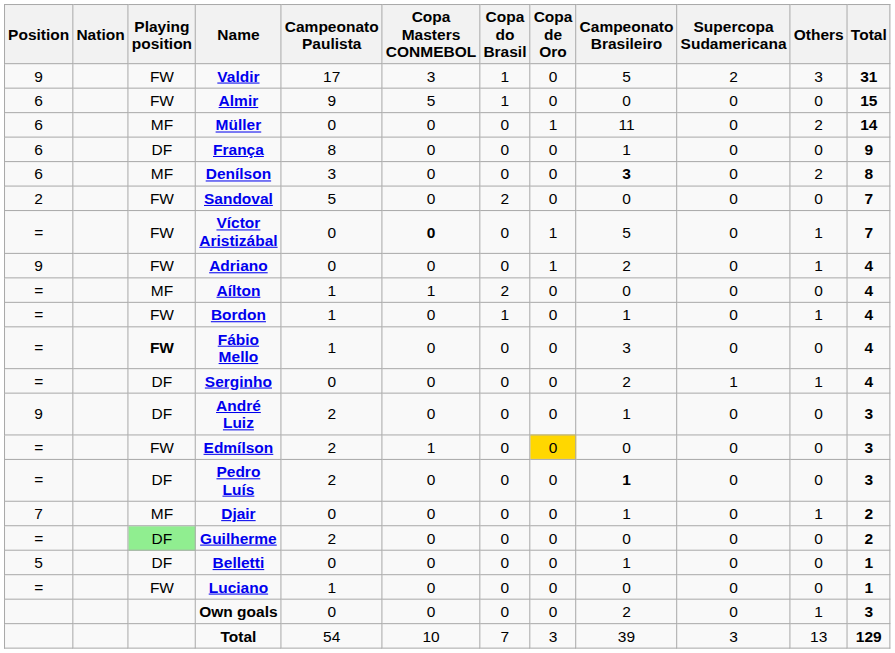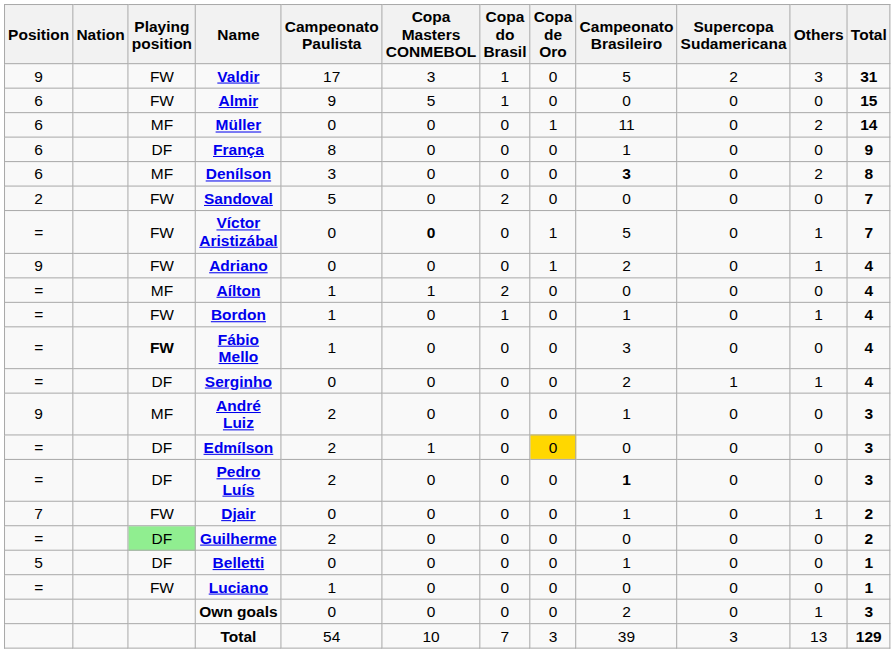(162, 414) DF -> (162, 414) MF
(162, 447) FW -> (162, 447) DF
(162, 514) MF -> (162, 514) FW
